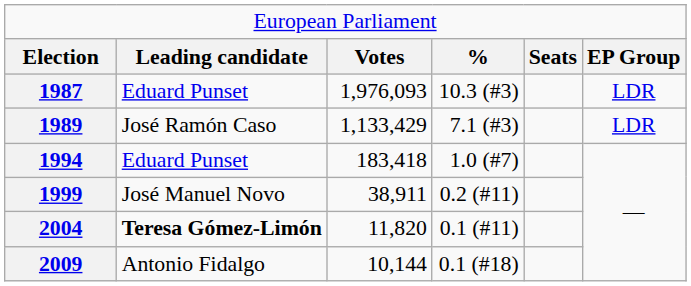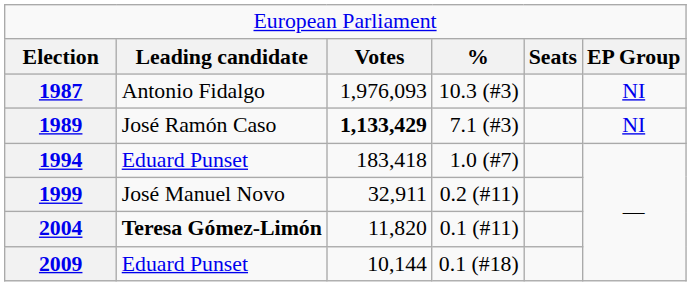(185, 90) Eduard Punset -> (193, 90) Antonio Fidalgo
(634, 90) LDR -> (634, 90) NI
(383, 125) normal -> (383, 125) bold
(634, 125) LDR -> (634, 125) NI
(397, 194) 38,911 -> (397, 194) 32,911
(193, 263) Antonio Fidalgo -> (185, 263) Eduard Punset
